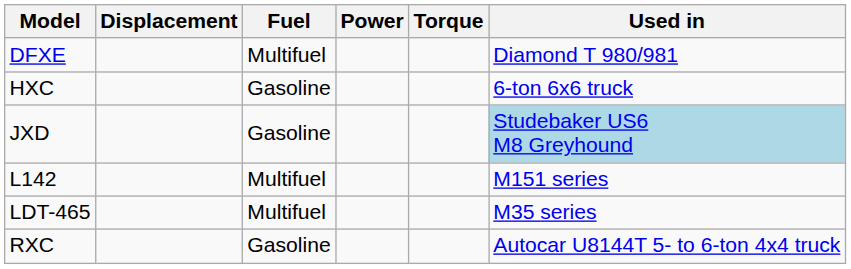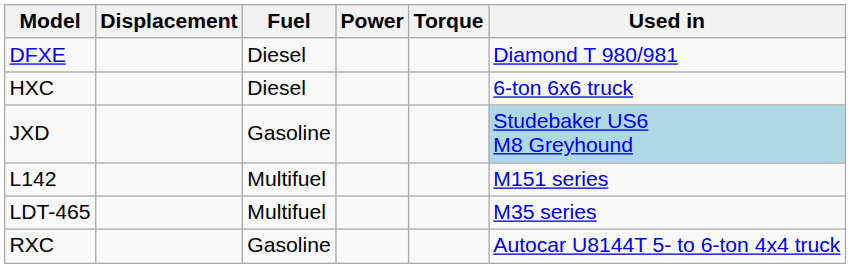(287, 54) Multifuel -> (277, 54) Diesel
(289, 88) Gasoline -> (277, 88) Diesel
